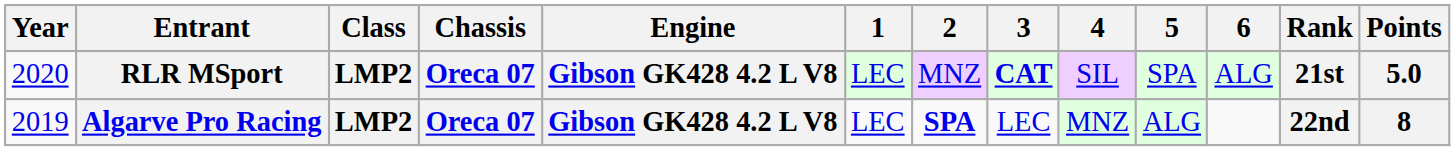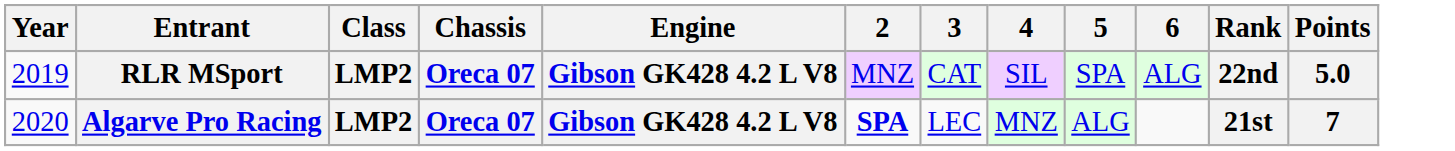- column: (878, 27)
(40, 74) 2020 -> (40, 74) 2019
(1024, 74) bold -> (954, 74) normal
(1320, 74) 21st -> (1248, 74) 22nd
(40, 121) 2019 -> (40, 121) 2020
(1320, 121) 22nd -> (1248, 121) 21st
(1404, 121) 8 -> (1333, 121) 7
